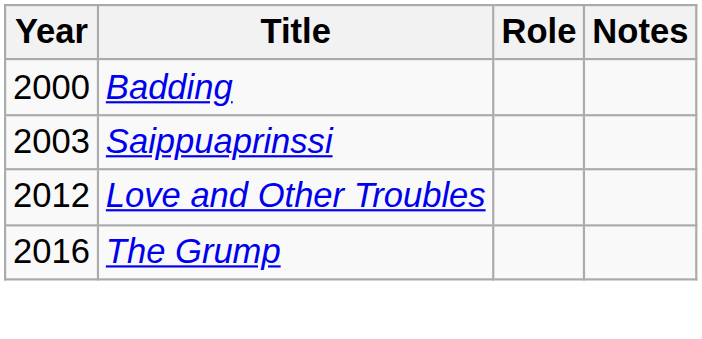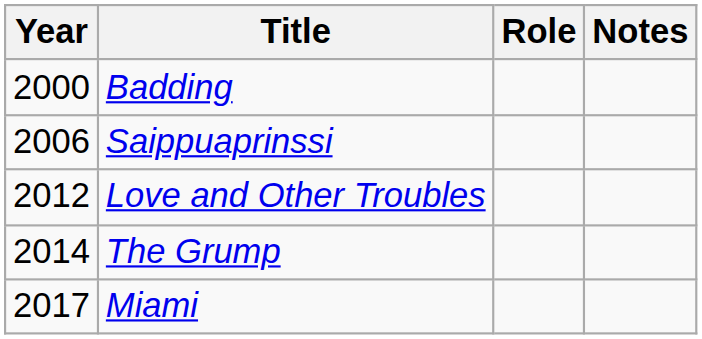(51, 141) 2003 -> (51, 141) 2006
(51, 251) 2016 -> (51, 251) 2014
+ row: (152, 305)
